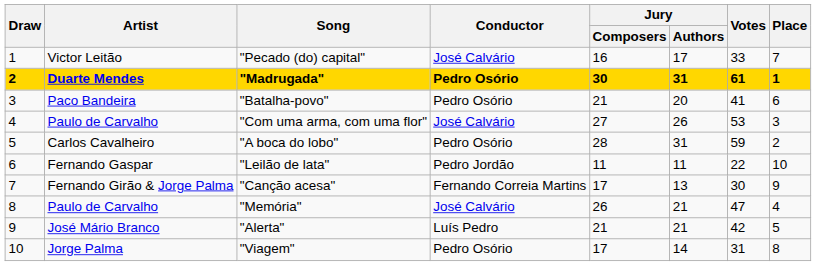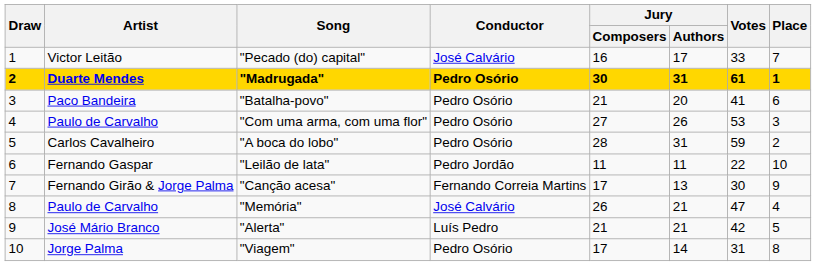(474, 121) José Calvário -> (473, 121) Pedro Osório
